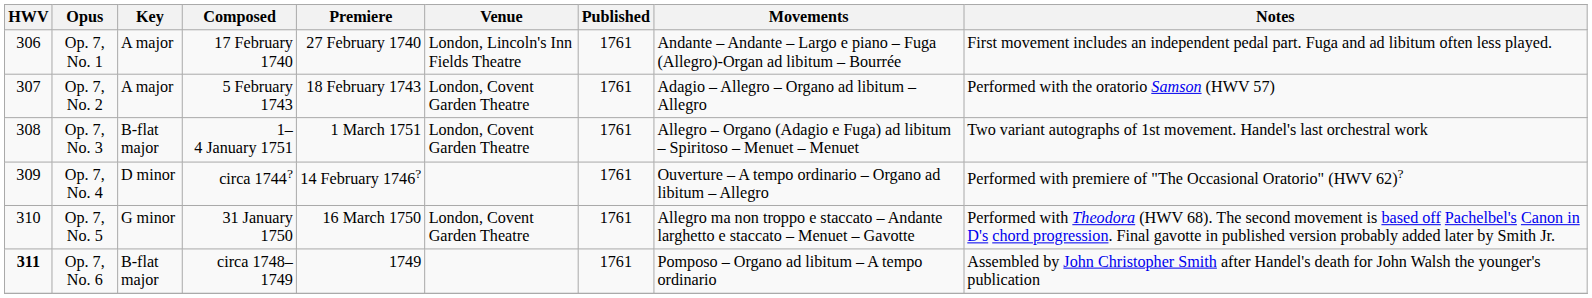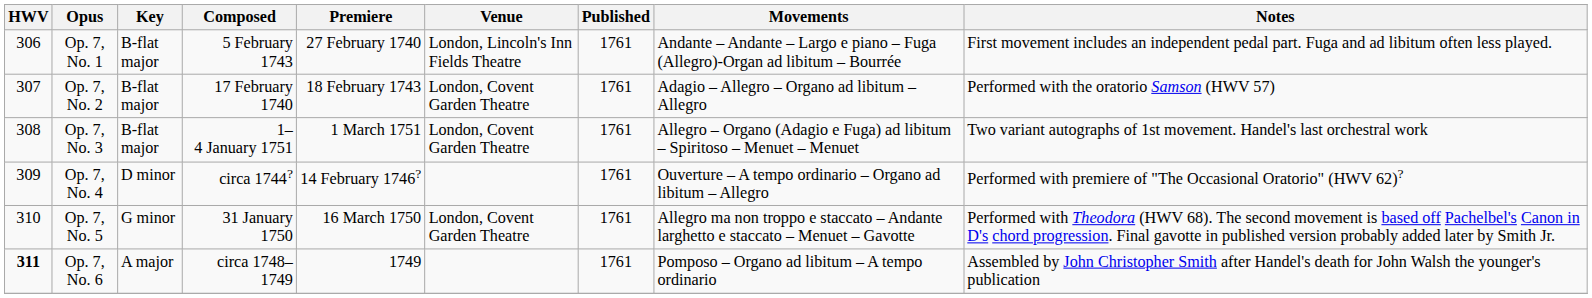(147, 42) A major -> (140, 52) B-flat major
(254, 52) 17 February 1740 -> (258, 52) 5 February 1743
(147, 86) A major -> (140, 95) B-flat major
(258, 95) 5 February 1743 -> (254, 95) 17 February 1740
(140, 271) B-flat major -> (147, 261) A major
